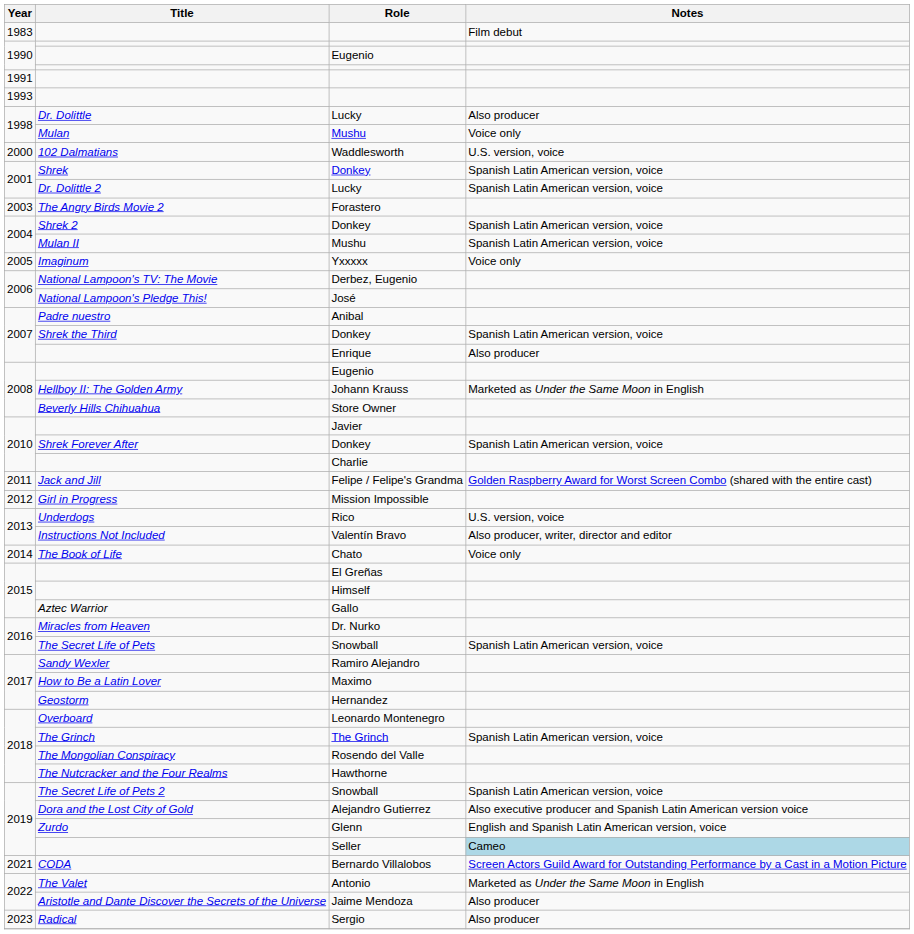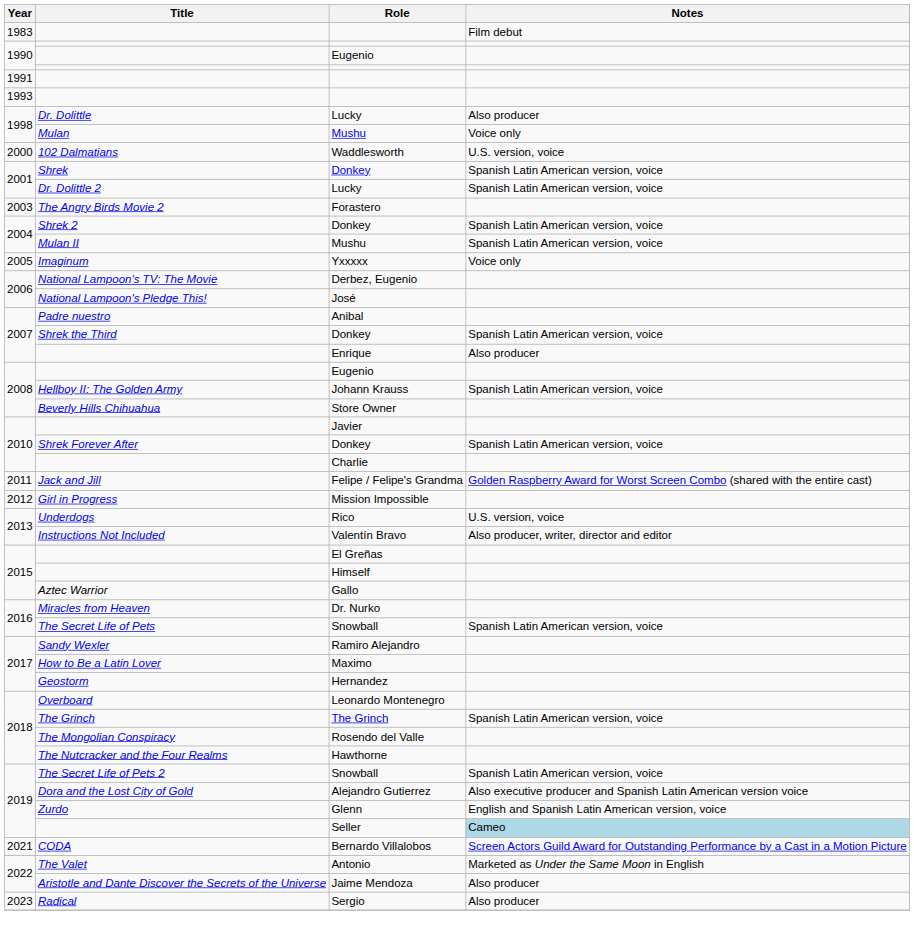(586, 389) Marketed as Under the Same Moon in English -> (566, 389) Spanish Latin American version, voice
- row: (20, 554)
